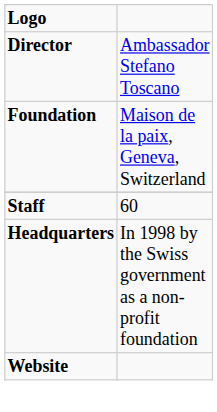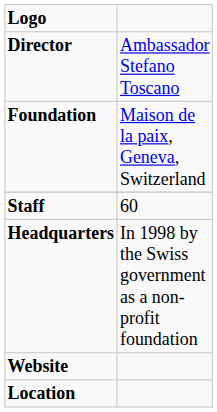+ row: (41, 393)
